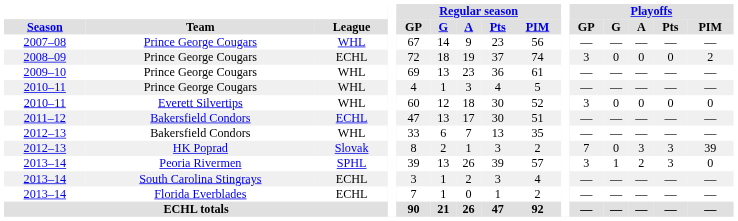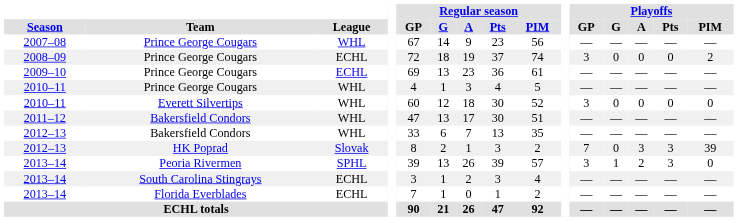(352, 72) WHL -> (352, 72) ECHL
(352, 118) ECHL -> (352, 118) WHL
